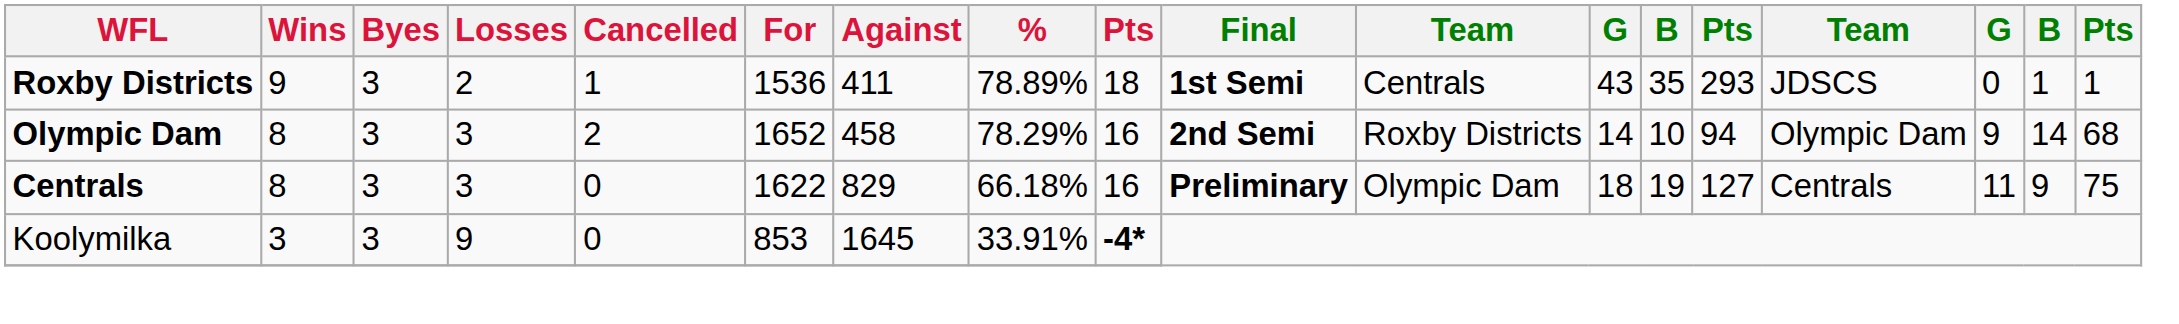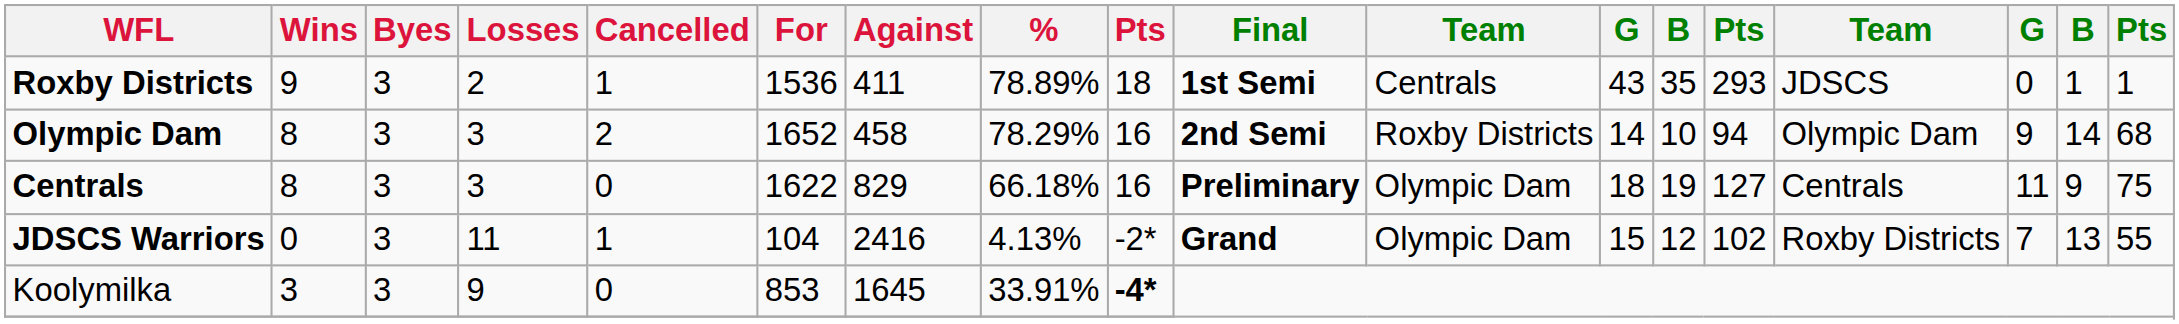+ row: (139, 238)
